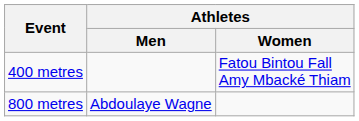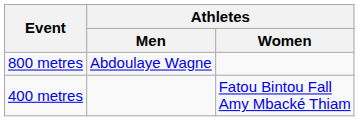rows swapped: (45, 72) <-> (45, 104)
